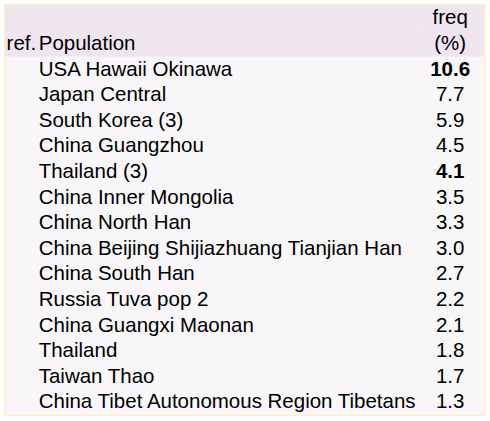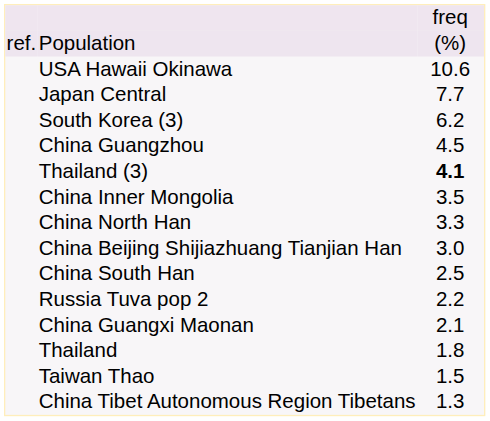(450, 69) bold -> (450, 69) normal
(450, 120) 5.9 -> (450, 120) 6.2
(450, 273) 2.7 -> (450, 273) 2.5
(450, 376) 1.7 -> (450, 376) 1.5
